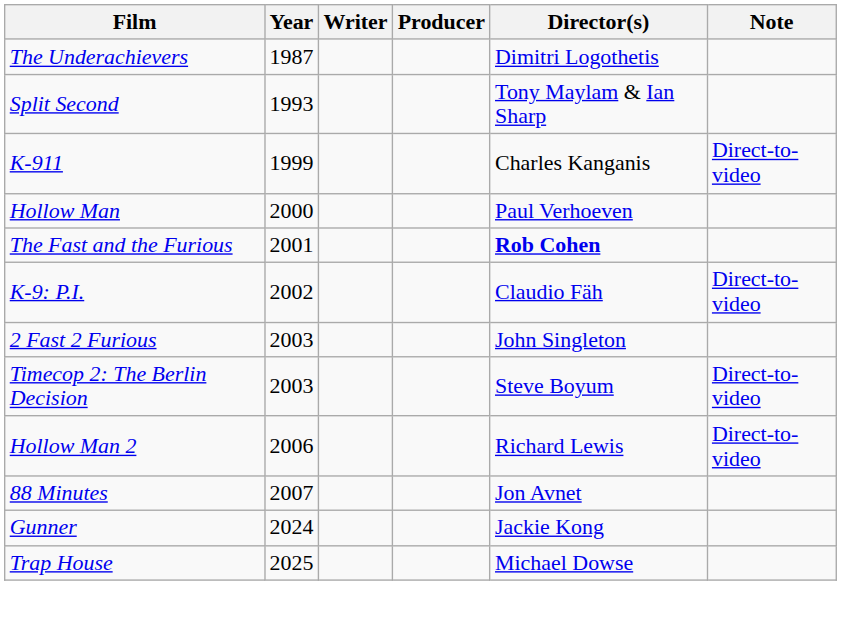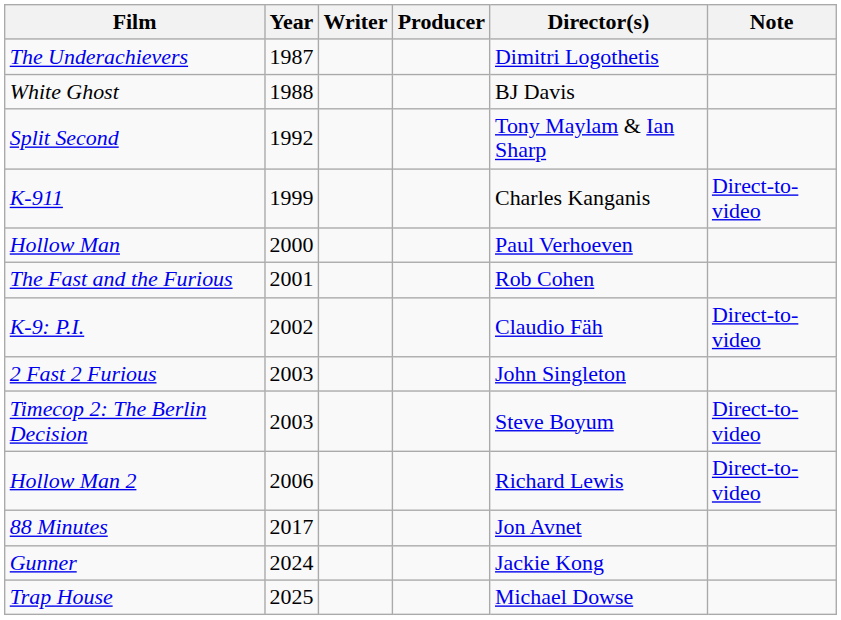+ row: (64, 91)
(291, 103) 1993 -> (291, 138) 1992
(548, 245) bold -> (545, 279) normal
(291, 492) 2007 -> (291, 527) 2017
